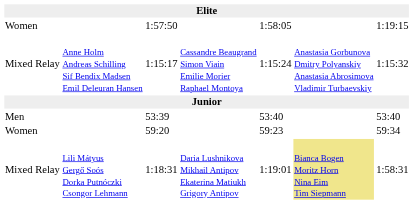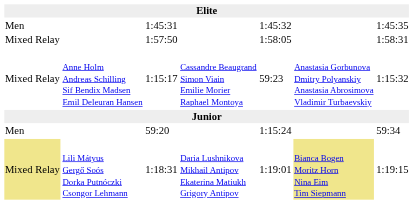+ row: (161, 25)
(21, 25) Women -> (32, 40) Mixed Relay
(392, 25) 1:19:15 -> (392, 40) 1:58:31
(275, 63) 1:15:24 -> (271, 78) 59:23
- row: (157, 116)
(21, 131) Women -> (15, 131) Men
(271, 131) 59:23 -> (275, 131) 1:15:24
(32, 169) no background -> (32, 169) khaki background
(392, 169) 1:58:31 -> (392, 169) 1:19:15
